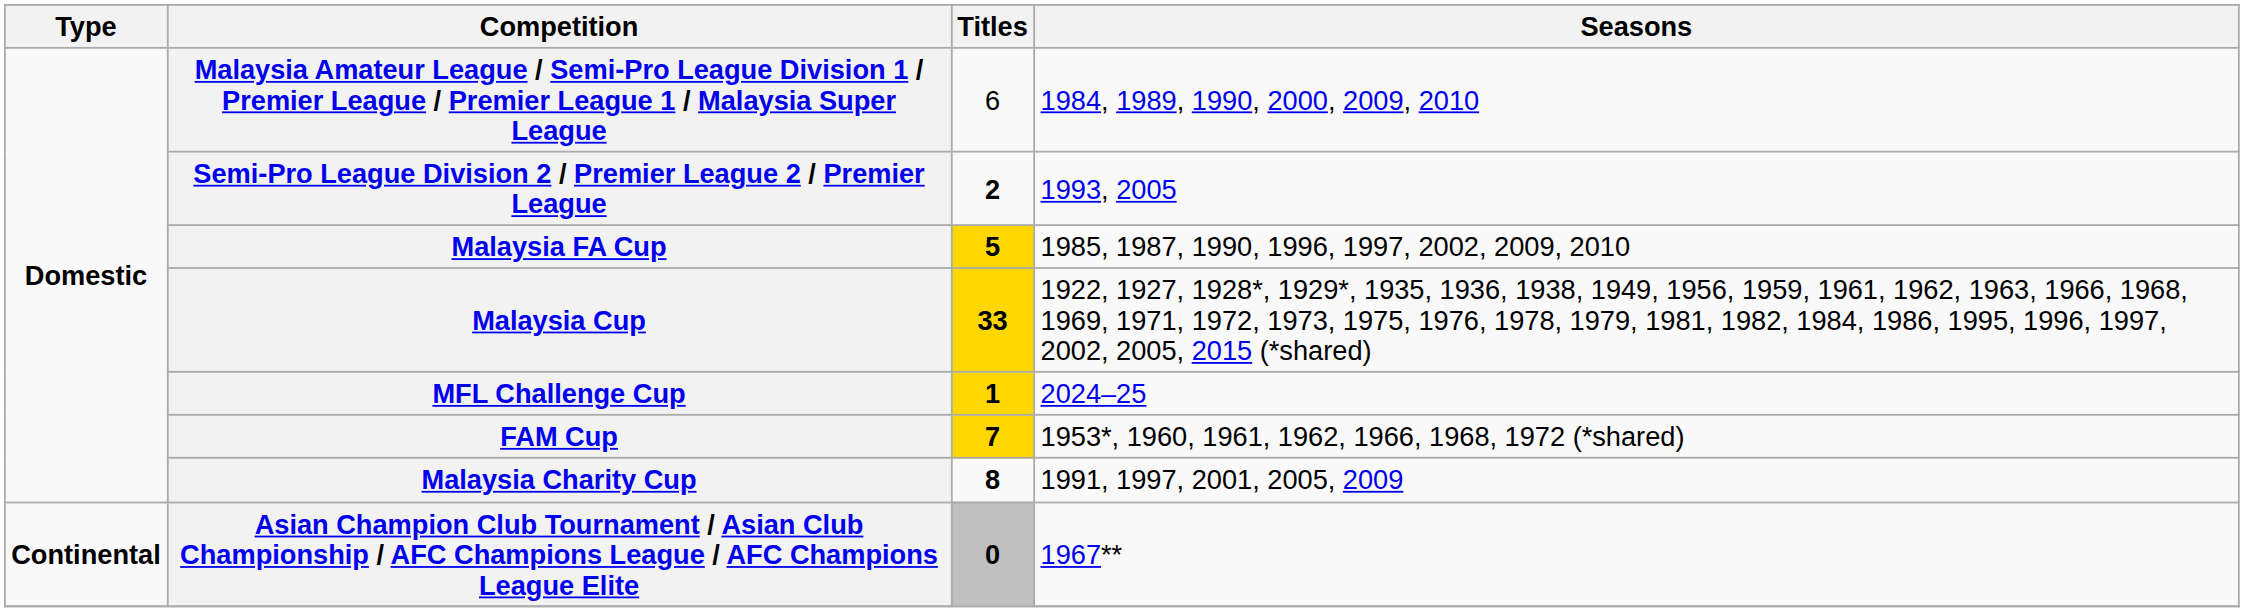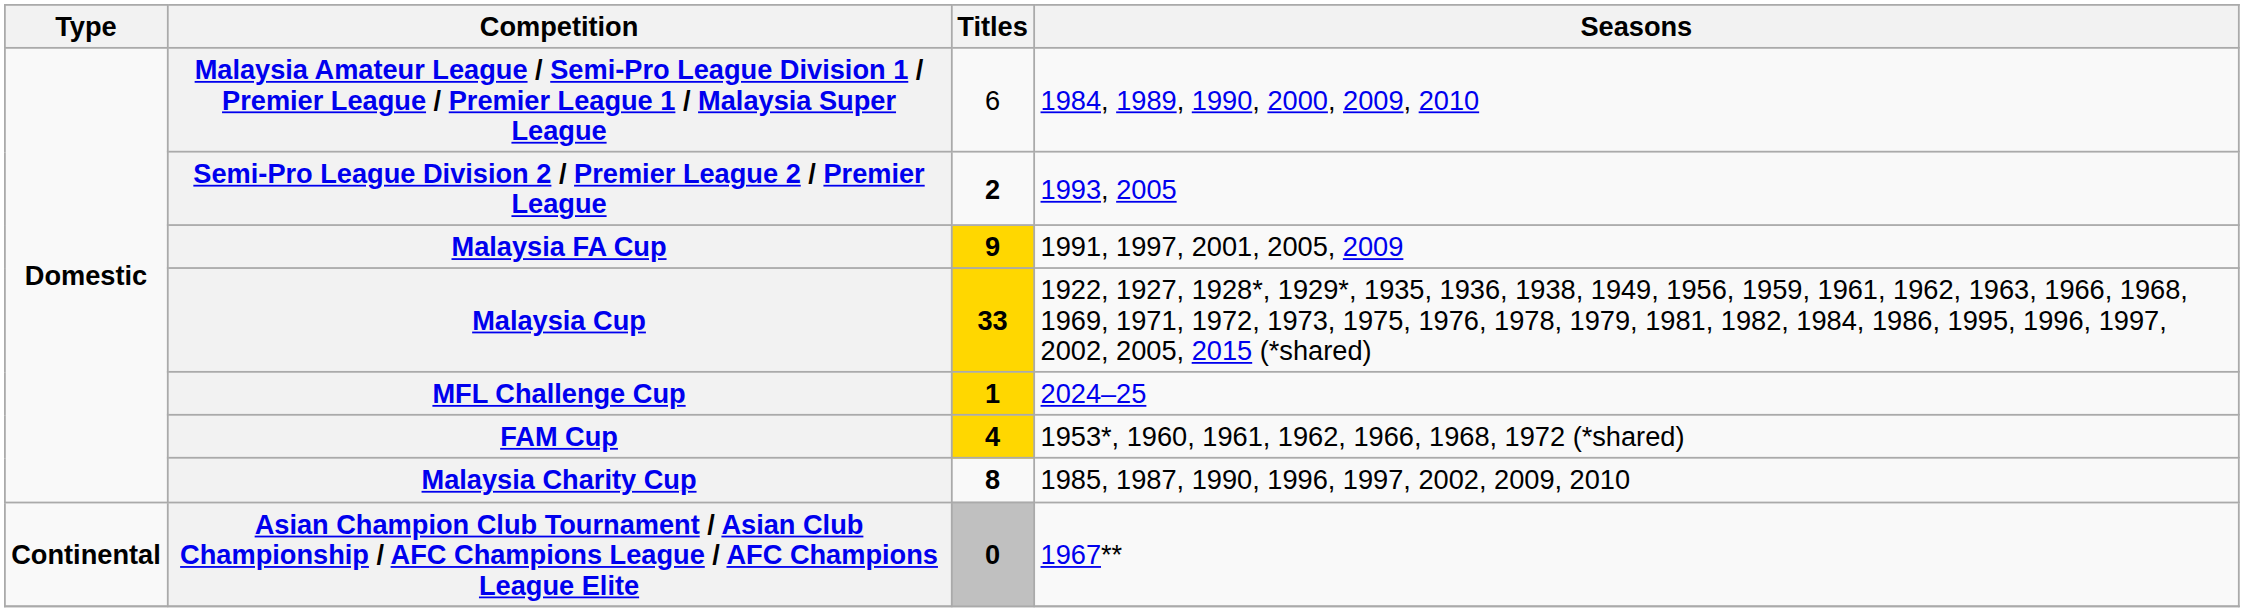(993, 247) 5 -> (993, 247) 9
(1335, 247) 1985, 1987, 1990, 1996, 1997, 2002, 2009, 2010 -> (1222, 247) 1991, 1997, 2001, 2005, 2009
(993, 437) 7 -> (993, 437) 4
(1222, 480) 1991, 1997, 2001, 2005, 2009 -> (1335, 480) 1985, 1987, 1990, 1996, 1997, 2002, 2009, 2010
